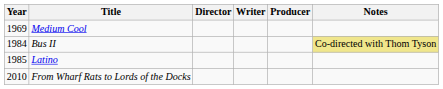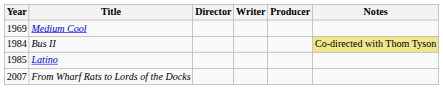(17, 76) 2010 -> (17, 76) 2007
